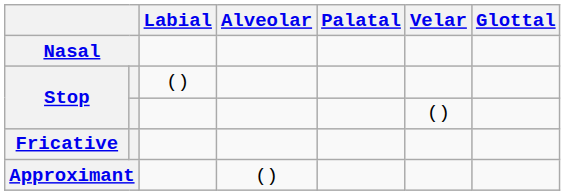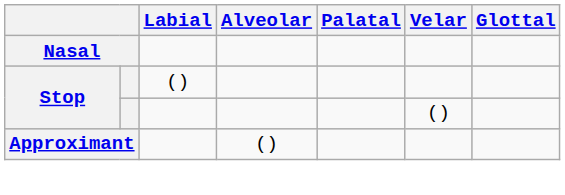- row: (67, 144)
